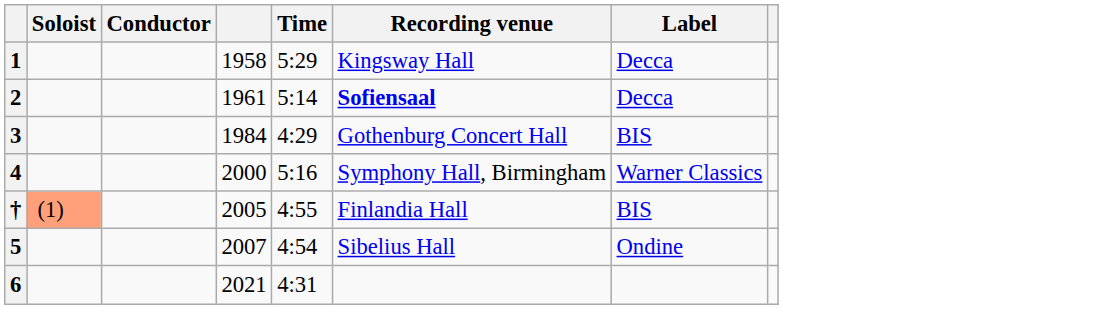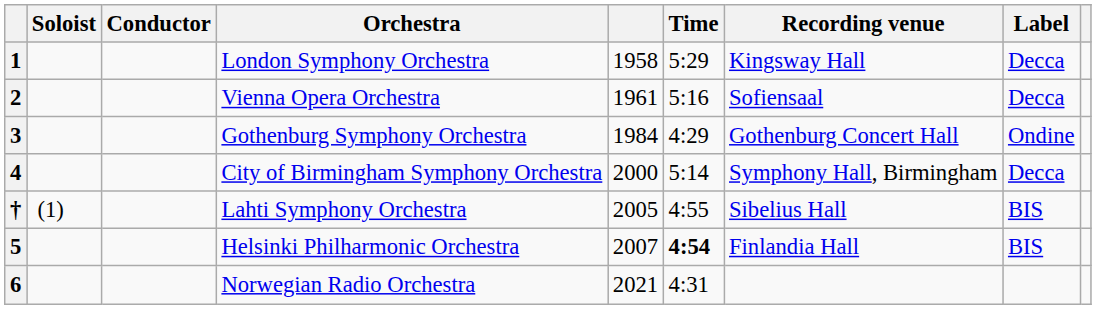+ column: (412, 23)
(297, 98) 5:14 -> (689, 98) 5:16
(387, 98) bold -> (776, 98) normal
(634, 135) BIS -> (1041, 135) Ondine
(297, 172) 5:16 -> (689, 172) 5:14
(689, 172) Warner Classics -> (1036, 172) Decca
(48, 210) lightsalmon background -> (48, 210) no background
(403, 210) Finlandia Hall -> (788, 210) Sibelius Hall
(297, 247) normal -> (689, 247) bold
(396, 247) Sibelius Hall -> (794, 247) Finlandia Hall
(650, 247) Ondine -> (1026, 247) BIS
